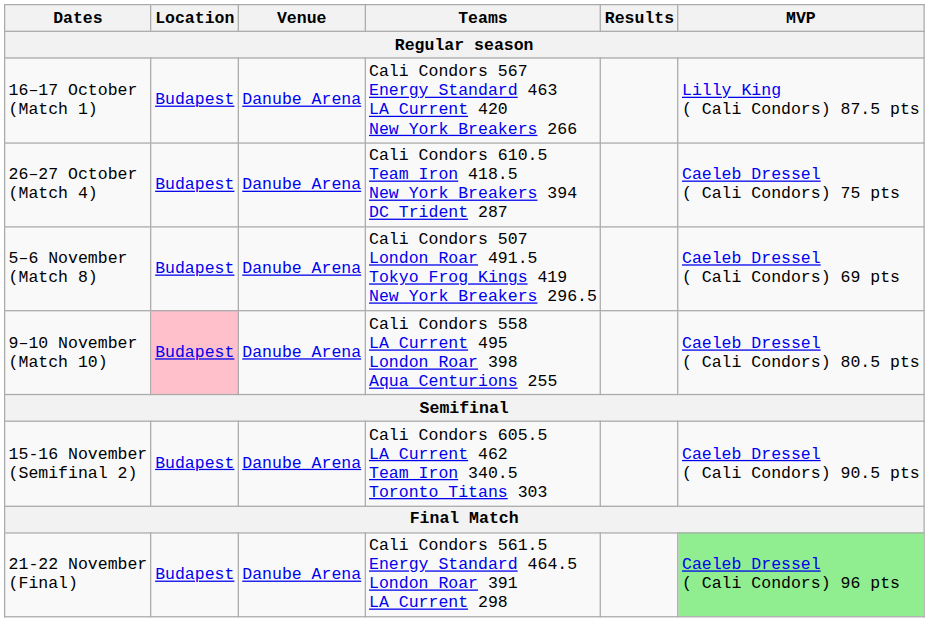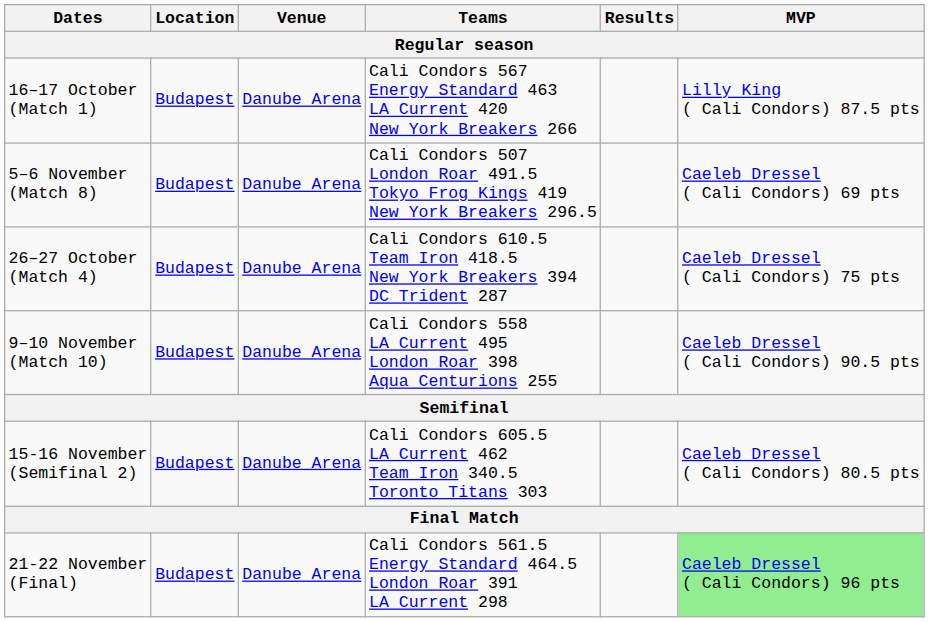rows swapped: (73, 185) <-> (68, 269)
(195, 353) pink background -> (195, 353) no background
(801, 353) Caeleb Dressel ( Cali Condors) 80.5 pts -> (801, 353) Caeleb Dressel ( Cali Condors) 90.5 pts
(801, 464) Caeleb Dressel ( Cali Condors) 90.5 pts -> (801, 464) Caeleb Dressel ( Cali Condors) 80.5 pts
